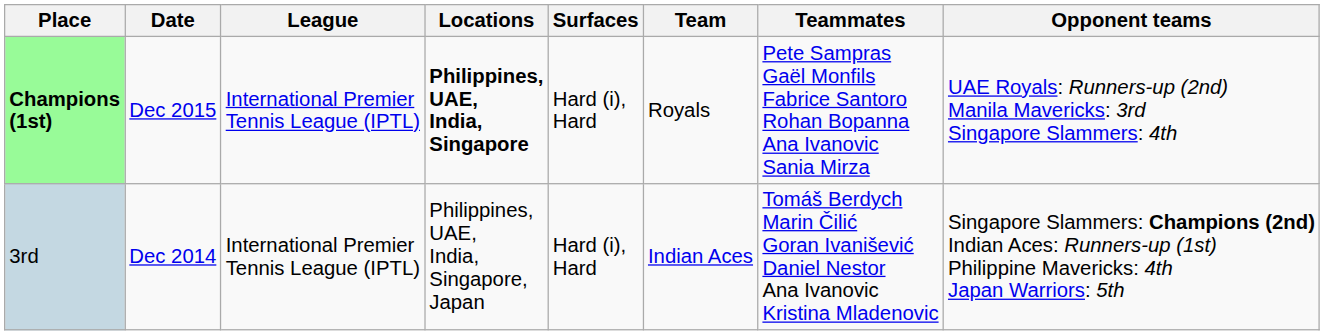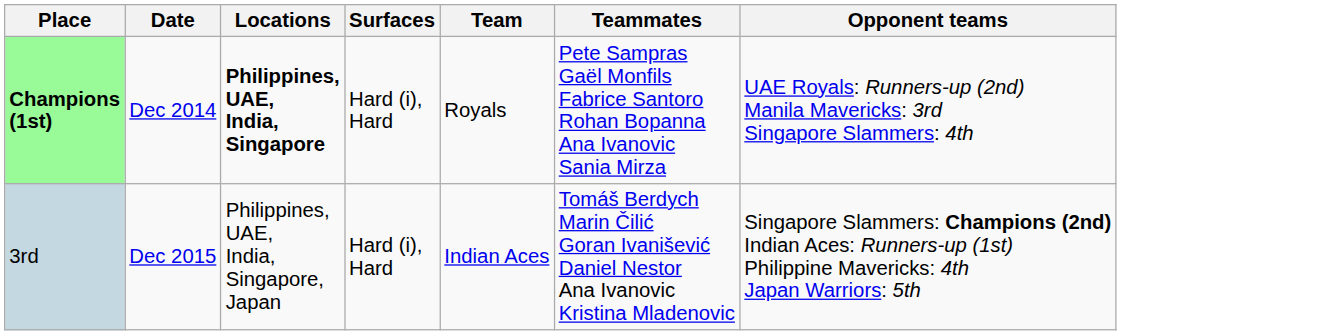- column: (323, 20)
(173, 109) Dec 2015 -> (173, 109) Dec 2014
(173, 256) Dec 2014 -> (173, 256) Dec 2015
